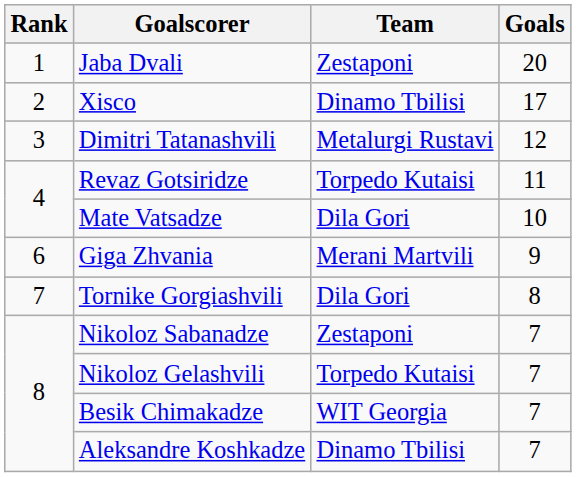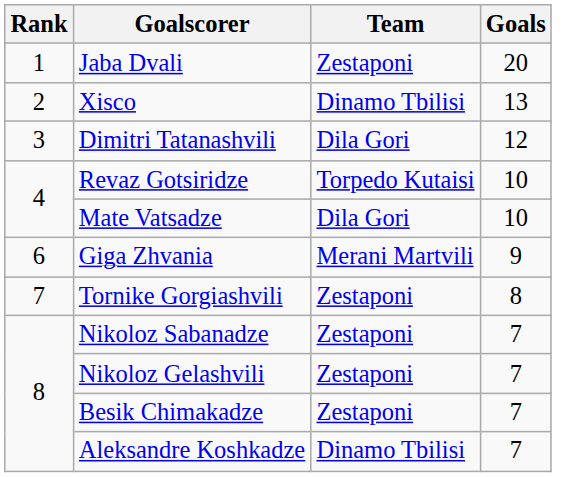(535, 101) 17 -> (516, 101) 13
(405, 140) Metalurgi Rustavi -> (363, 140) Dila Gori
(535, 179) 11 -> (516, 179) 10
(363, 295) Dila Gori -> (365, 295) Zestaponi
(396, 373) Torpedo Kutaisi -> (365, 373) Zestaponi
(382, 412) WIT Georgia -> (365, 412) Zestaponi
